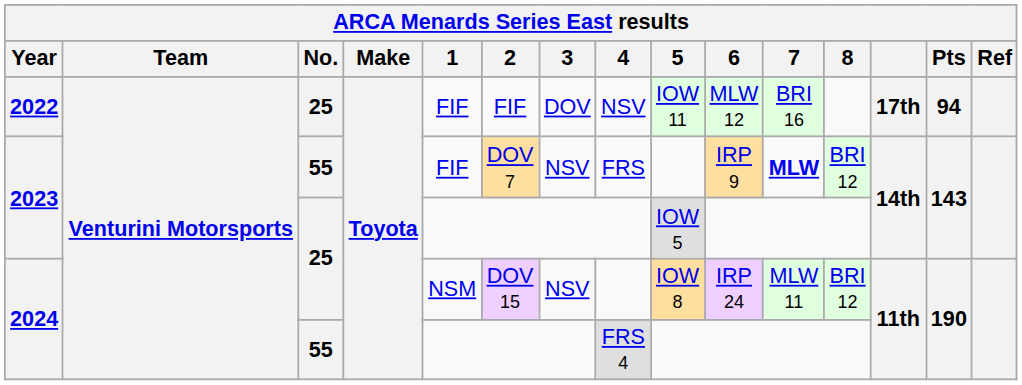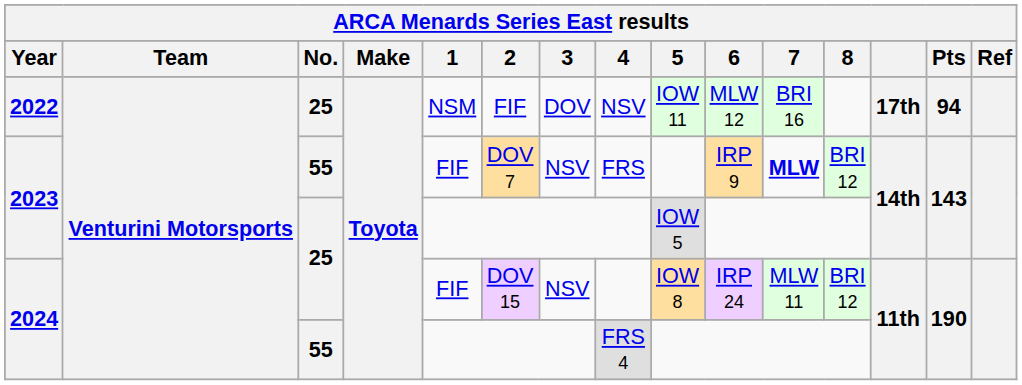(452, 107) FIF -> (452, 107) NSM
(452, 289) NSM -> (452, 289) FIF
